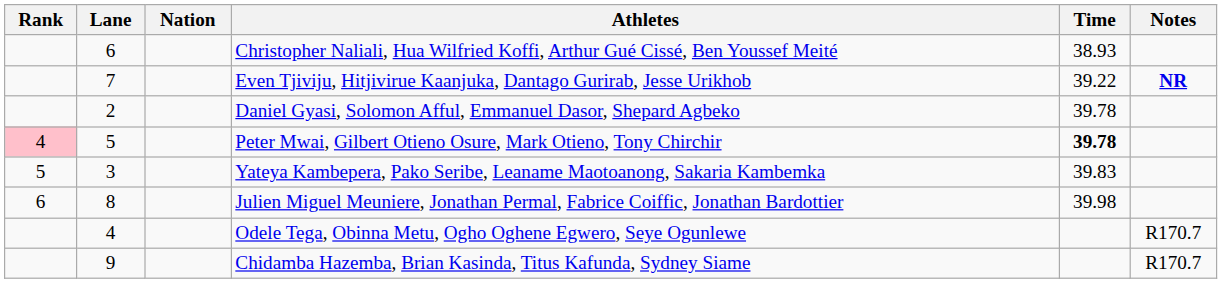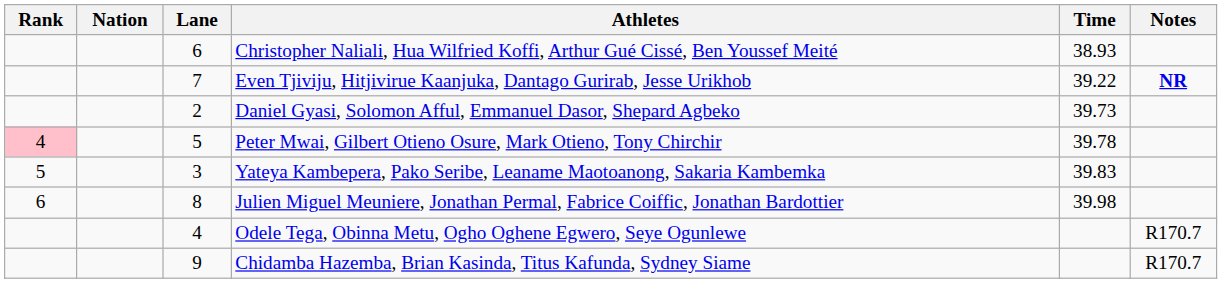columns swapped: (111, 19) <-> (188, 19)
(1095, 111) 39.78 -> (1095, 111) 39.73
(1095, 141) bold -> (1095, 141) normal
